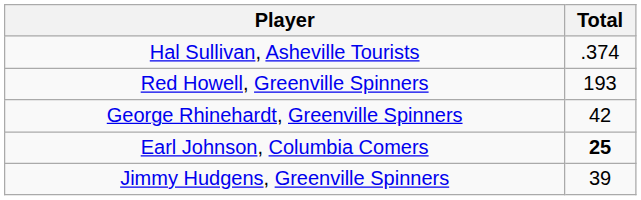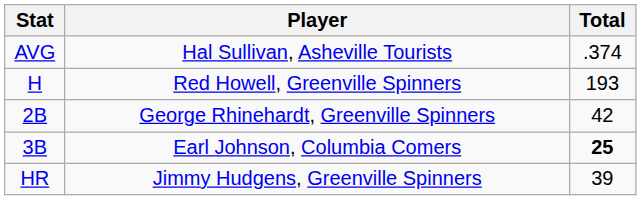+ column: (35, 20)
